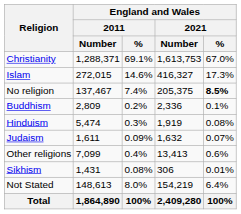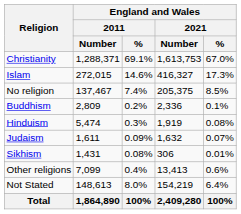(217, 91) bold -> (217, 91) normal
rows swapped: (24, 169) <-> (39, 153)
